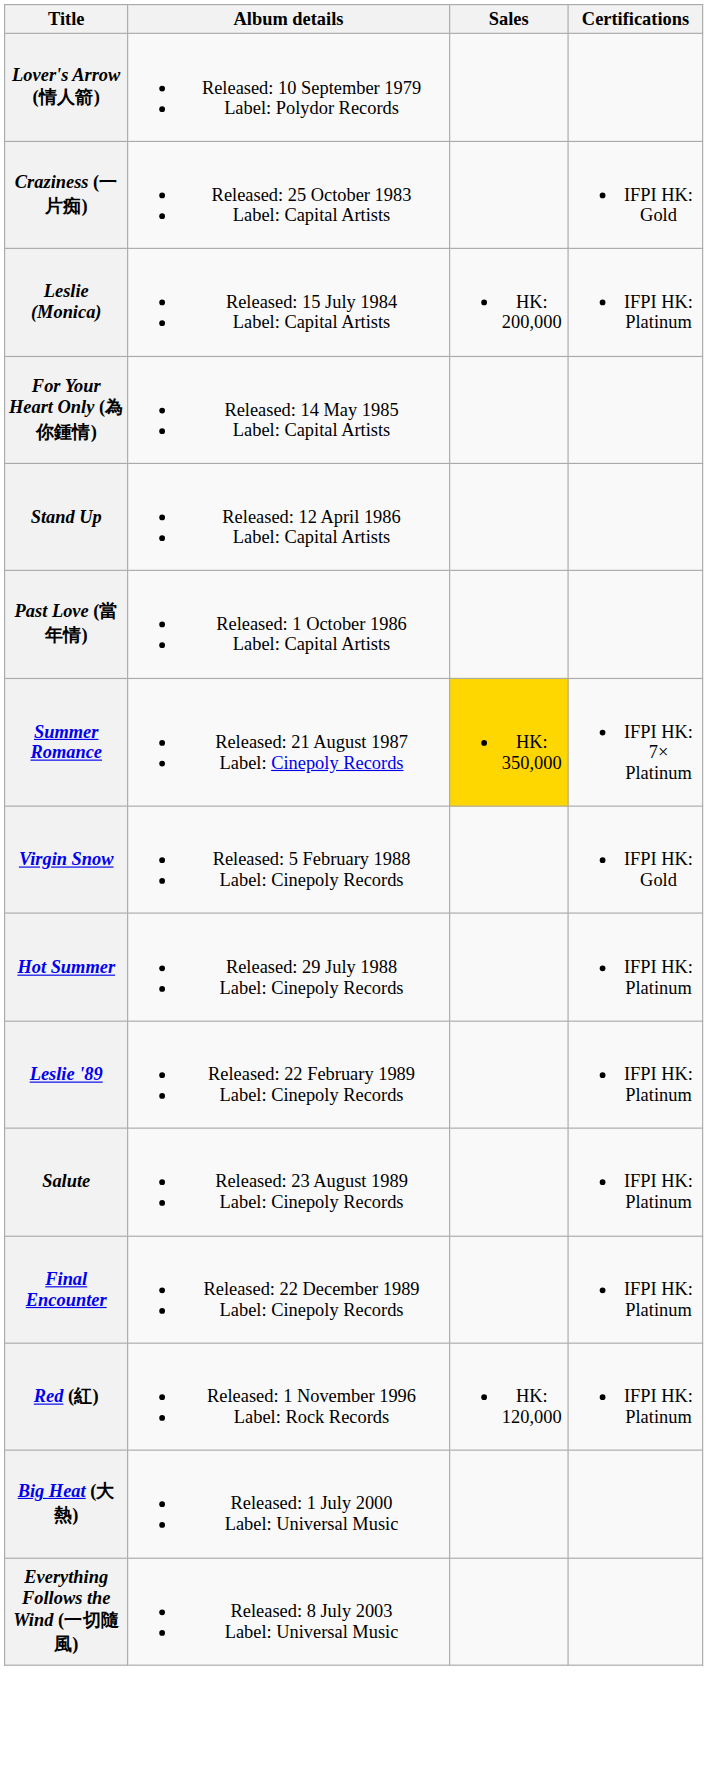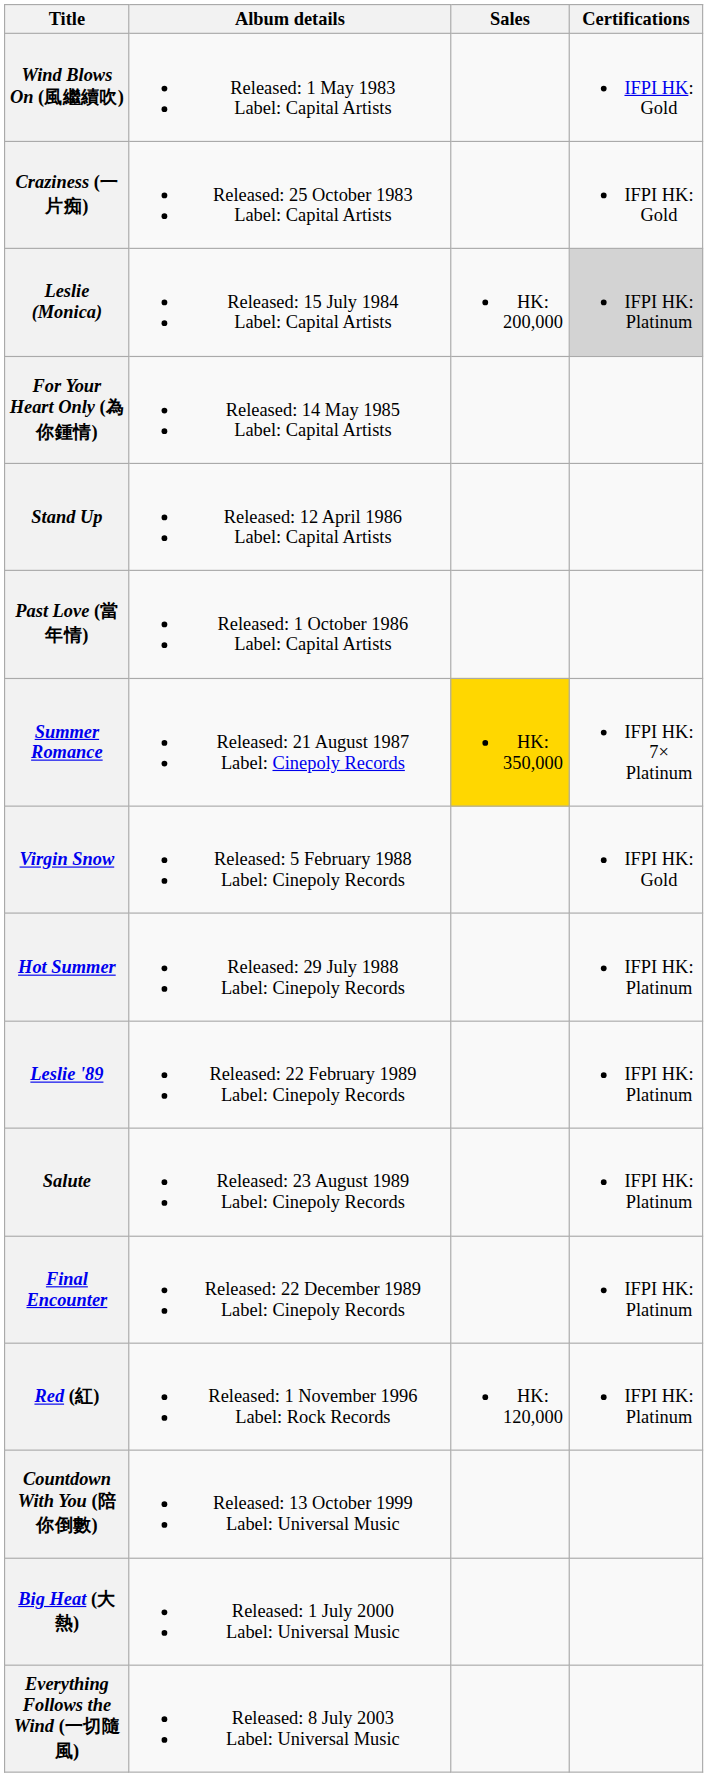- row: (66, 86)
+ row: (67, 86)
(635, 313) no background -> (636, 313) lightgrey background
+ row: (67, 1502)
